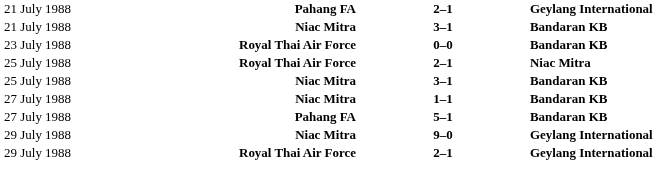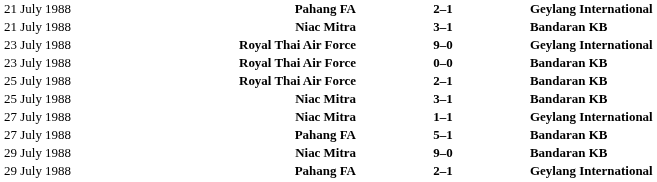+ row: (38, 45)
(560, 63) Niac Mitra -> (569, 81) Bandaran KB
(569, 99) Bandaran KB -> (591, 117) Geylang International
(591, 135) Geylang International -> (569, 153) Bandaran KB
(297, 153) Royal Thai Air Force -> (325, 171) Pahang FA
